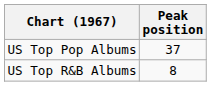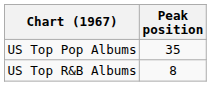(173, 50) 37 -> (173, 50) 35
